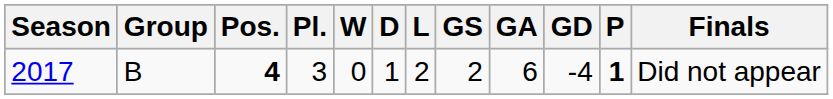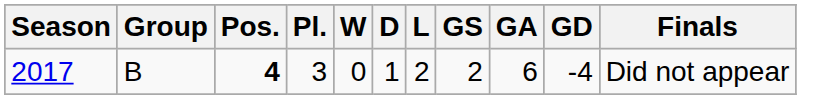- column: (615, 26)
